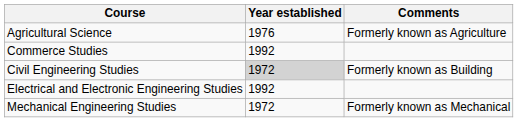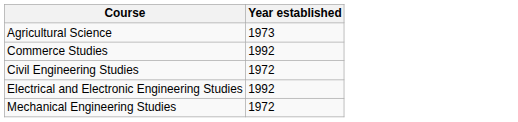- column: (429, 13)
(261, 32) 1976 -> (261, 32) 1973
(261, 70) lightgrey background -> (261, 70) no background
